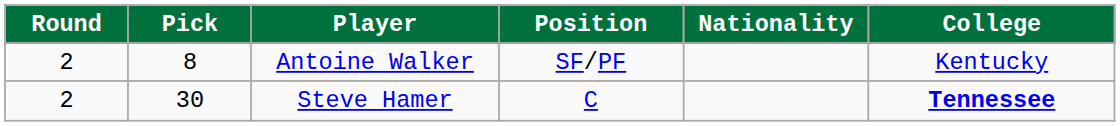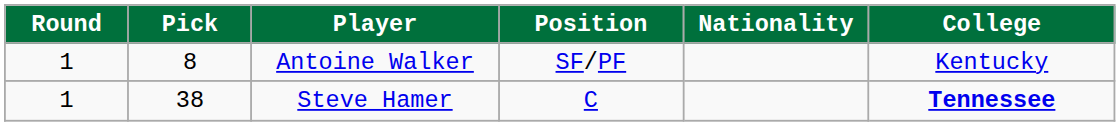(67, 62) 2 -> (67, 62) 1
(67, 101) 2 -> (67, 101) 1
(190, 101) 30 -> (190, 101) 38
